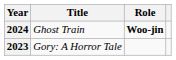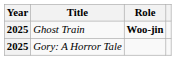(18, 30) 2024 -> (18, 30) 2025
(18, 47) 2023 -> (18, 47) 2025
